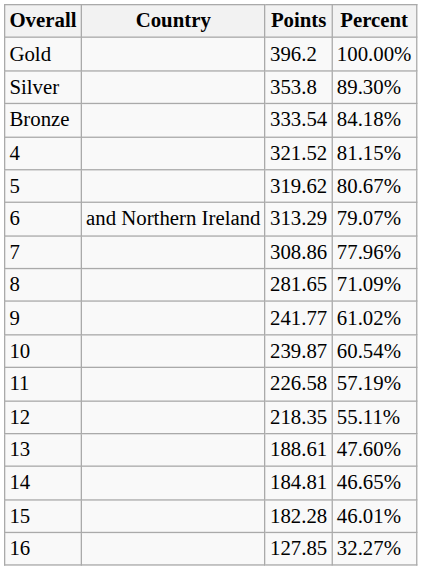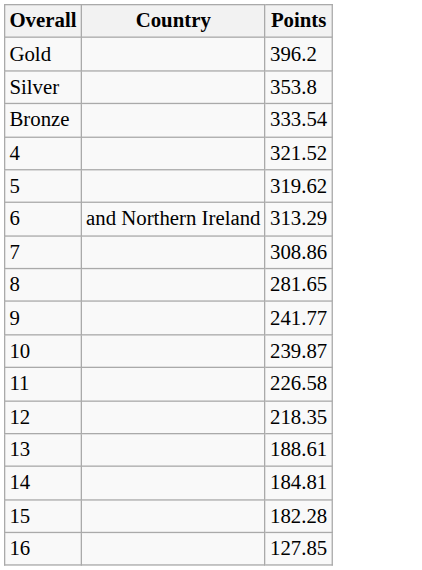- column: (374, 20)
